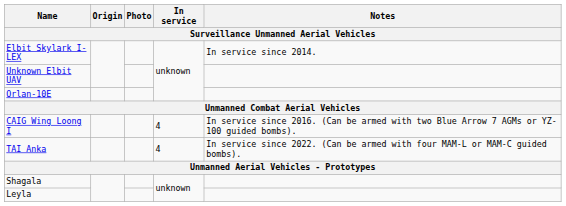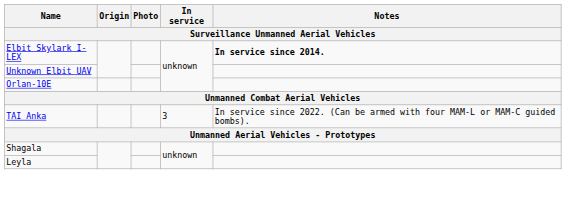(261, 53) normal -> (270, 53) bold
- row: (44, 126)
(158, 149) 4 -> (165, 116) 3
